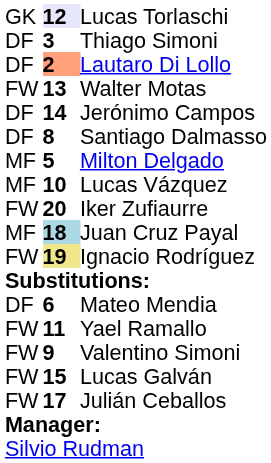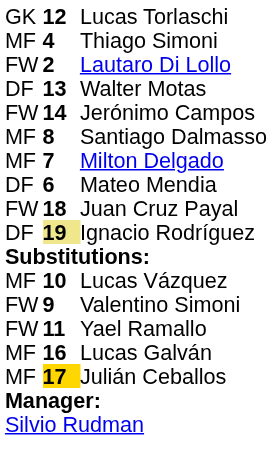(54, 16) lavender background -> (54, 16) no background
(19, 40) DF -> (20, 40) MF
(48, 40) 3 -> (48, 40) 4
(19, 64) DF -> (22, 64) FW
(48, 64) lightsalmon background -> (48, 64) no background
(22, 88) FW -> (19, 88) DF
(19, 112) DF -> (22, 112) FW
(19, 136) DF -> (20, 136) MF
(48, 160) 5 -> (48, 160) 7
rows swapped: (154, 184) <-> (148, 304)
- row: (144, 208)
(20, 232) MF -> (22, 208) FW
(54, 232) lightblue background -> (54, 208) no background
(22, 256) FW -> (19, 232) DF
rows swapped: (160, 352) <-> (143, 328)
(22, 376) FW -> (20, 352) MF
(54, 376) 15 -> (54, 352) 16
(22, 400) FW -> (20, 376) MF
(54, 400) no background -> (54, 376) gold background
